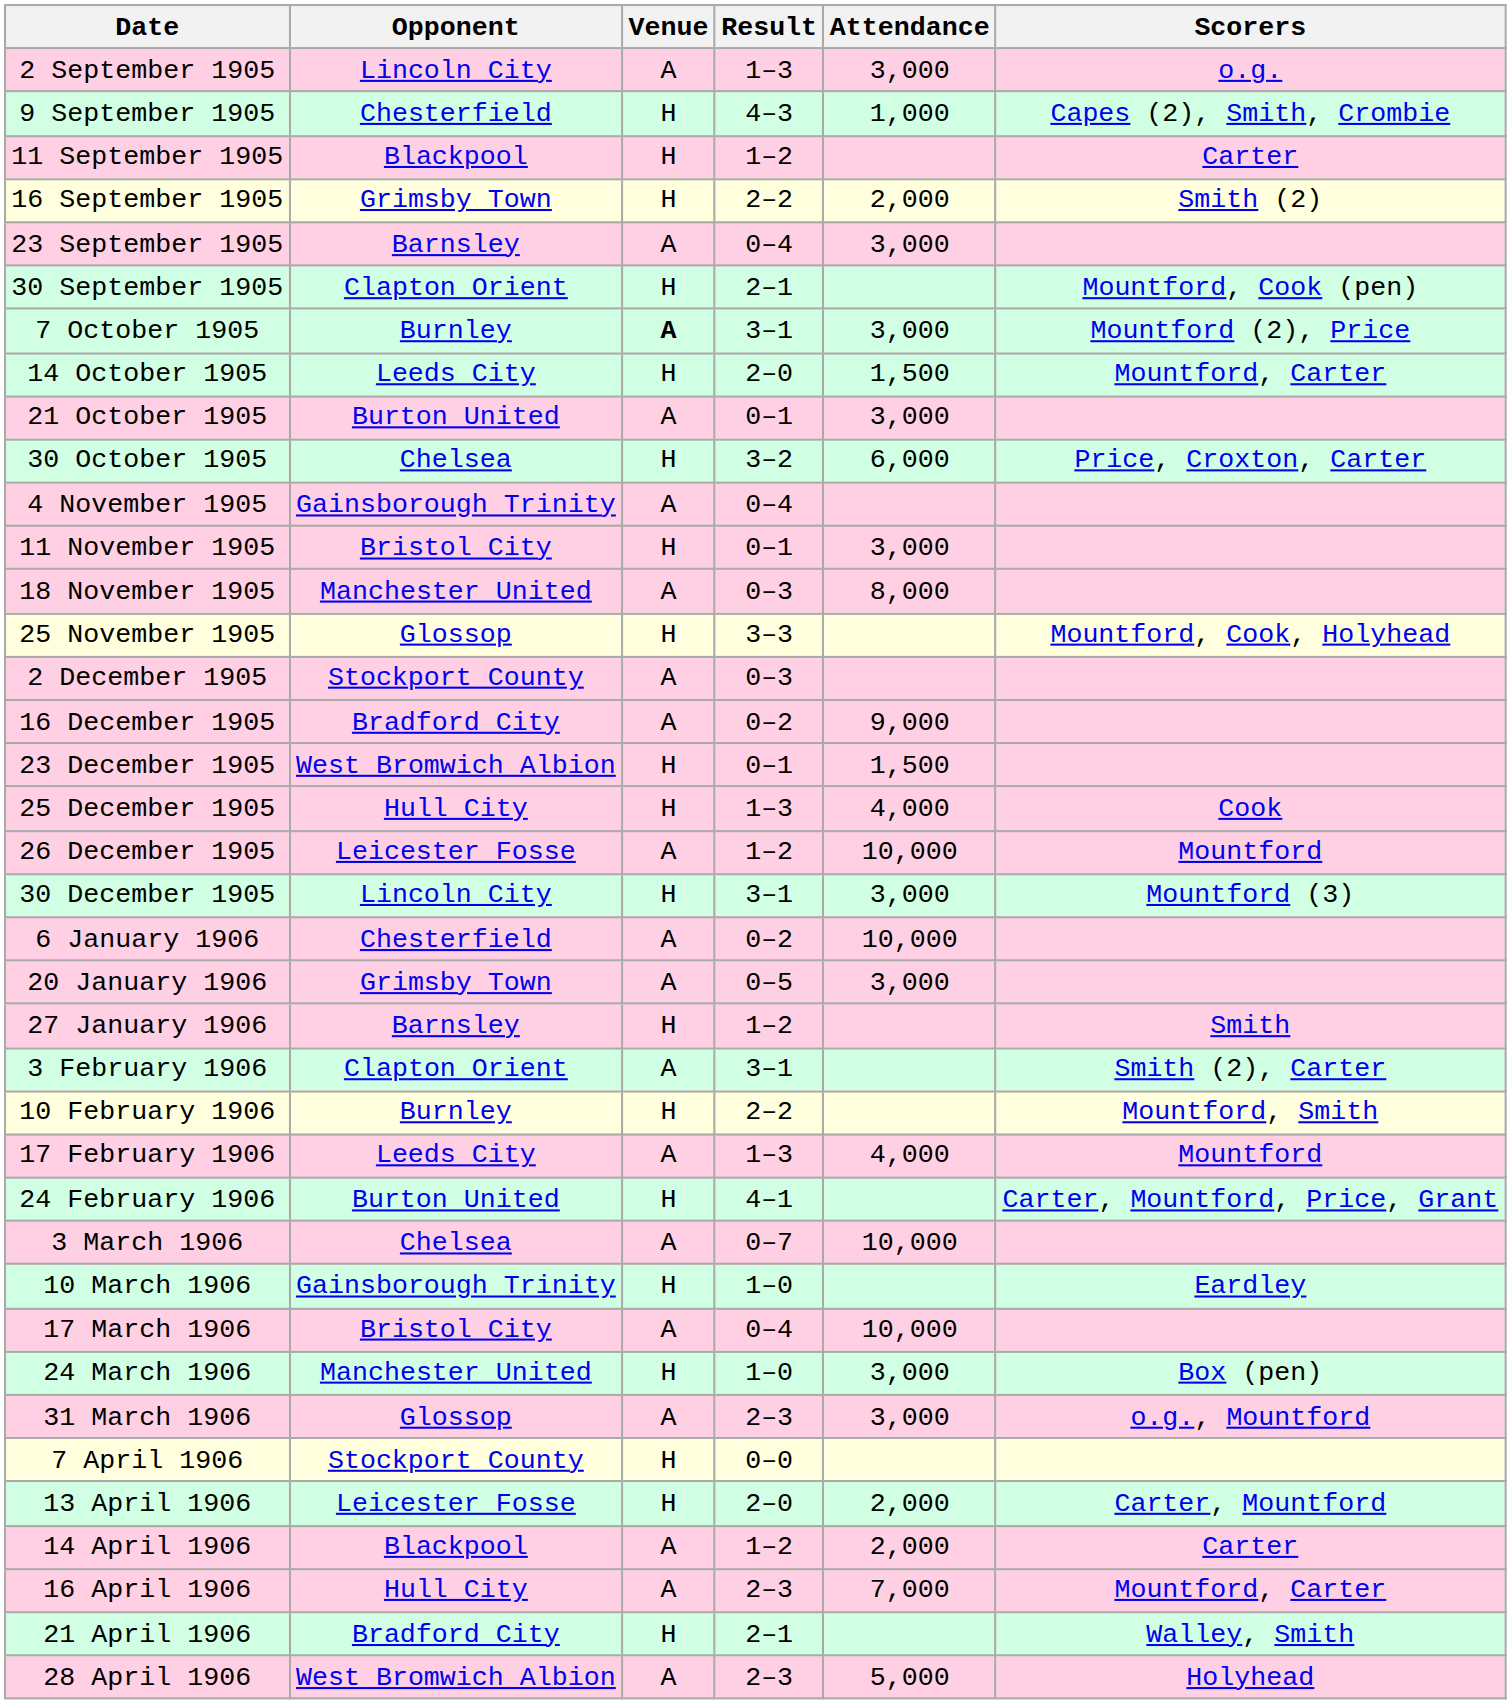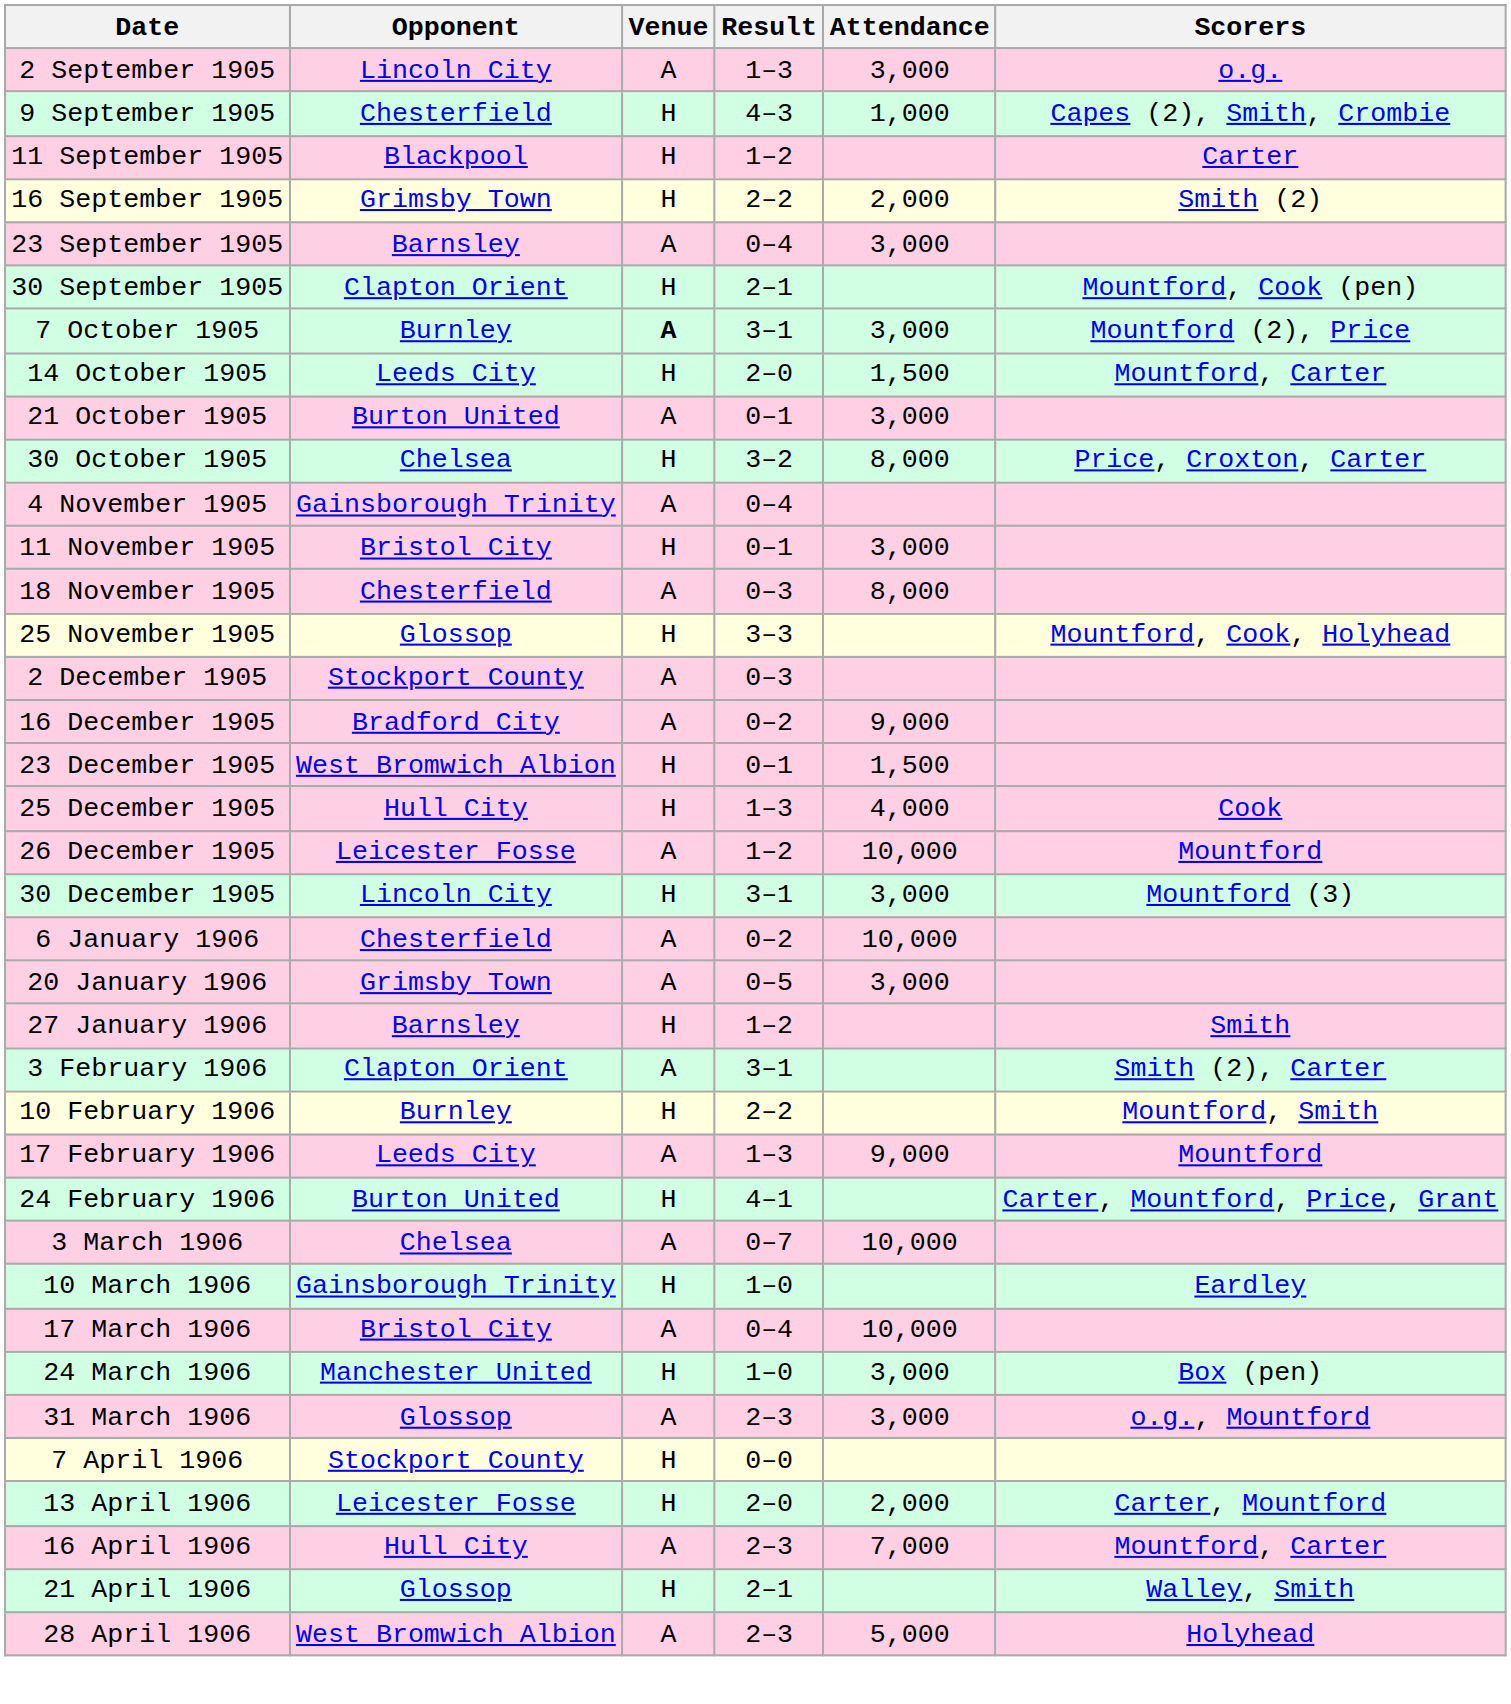(910, 461) 6,000 -> (910, 461) 8,000
(456, 591) Manchester United -> (456, 591) Chesterfield
(910, 1156) 4,000 -> (910, 1156) 9,000
- row: (147, 1547)
(456, 1634) Bradford City -> (456, 1590) Glossop
